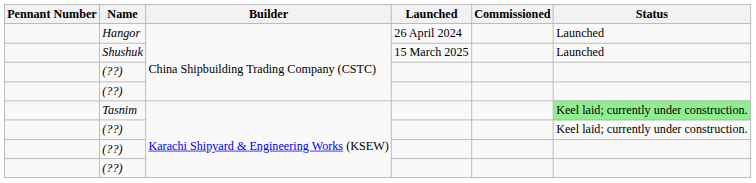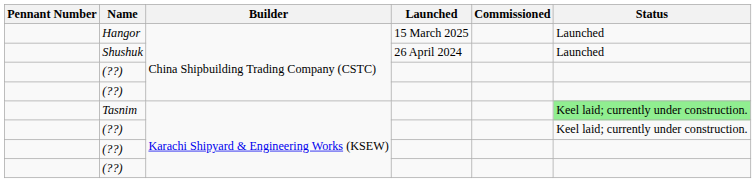(428, 33) 26 April 2024 -> (431, 33) 15 March 2025
(431, 52) 15 March 2025 -> (428, 52) 26 April 2024
